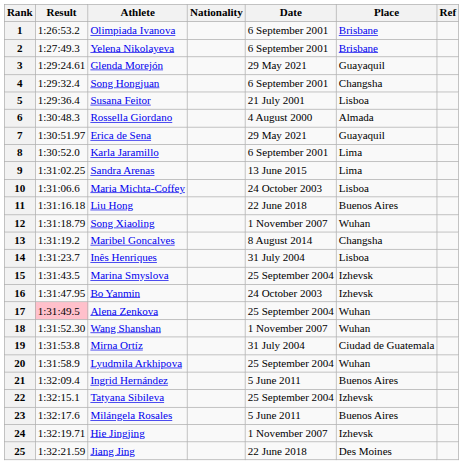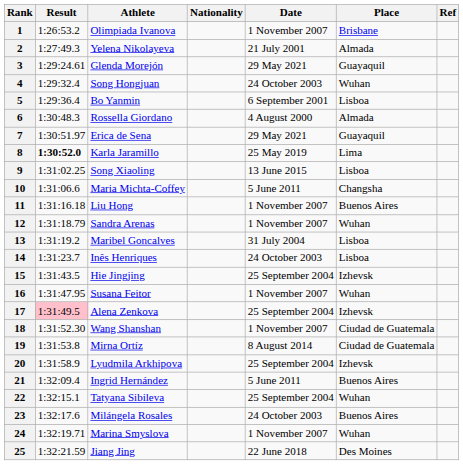(288, 30) 6 September 2001 -> (288, 30) 1 November 2007
(288, 48) 6 September 2001 -> (276, 48) 21 July 2001
(358, 48) Brisbane -> (356, 48) Almada
(288, 83) 6 September 2001 -> (285, 83) 24 October 2003
(361, 83) Changsha -> (354, 83) Wuhan
(121, 100) Susana Feitor -> (115, 100) Bo Yanmin
(276, 100) 21 July 2001 -> (288, 100) 6 September 2001
(59, 153) normal -> (59, 153) bold
(288, 153) 6 September 2001 -> (277, 153) 25 May 2019
(122, 170) Sandra Arenas -> (122, 170) Song Xiaoling
(350, 170) Lima -> (354, 170) Lisboa
(285, 188) 24 October 2003 -> (274, 188) 5 June 2011
(354, 188) Lisboa -> (361, 188) Changsha
(277, 205) 22 June 2018 -> (288, 205) 1 November 2007
(122, 223) Song Xiaoling -> (122, 223) Sandra Arenas
(280, 240) 8 August 2014 -> (276, 240) 31 July 2004
(361, 240) Changsha -> (354, 240) Lisboa
(276, 258) 31 July 2004 -> (285, 258) 24 October 2003
(129, 275) Marina Smyslova -> (118, 275) Hie Jingjing
(115, 293) Bo Yanmin -> (121, 293) Susana Feitor
(285, 293) 24 October 2003 -> (288, 293) 1 November 2007
(356, 293) Izhevsk -> (354, 293) Wuhan
(354, 310) Wuhan -> (356, 310) Izhevsk
(354, 328) Wuhan -> (387, 328) Ciudad de Guatemala
(276, 345) 31 July 2004 -> (280, 345) 8 August 2014
(354, 363) Wuhan -> (356, 363) Izhevsk
(356, 398) Izhevsk -> (354, 398) Wuhan
(274, 415) 5 June 2011 -> (285, 415) 24 October 2003
(118, 433) Hie Jingjing -> (129, 433) Marina Smyslova
(356, 433) Izhevsk -> (354, 433) Wuhan
